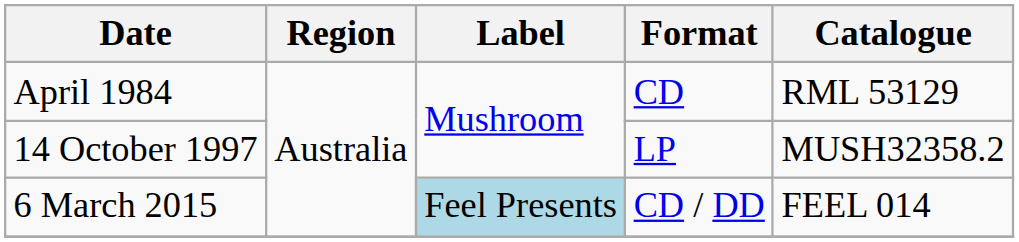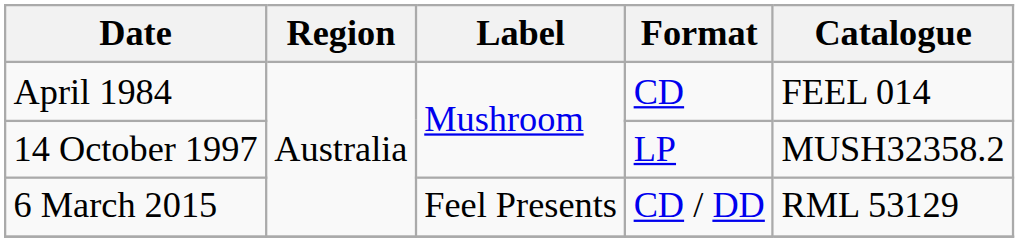(870, 90) RML 53129 -> (856, 90) FEEL 014
(521, 206) lightblue background -> (521, 206) no background
(856, 206) FEEL 014 -> (870, 206) RML 53129
